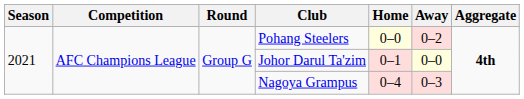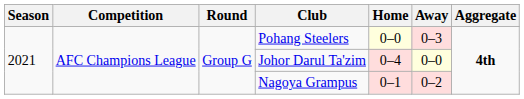(432, 37) 0–2 -> (432, 37) 0–3
(390, 60) 0–1 -> (390, 60) 0–4
(390, 82) 0–4 -> (390, 82) 0–1
(432, 82) 0–3 -> (432, 82) 0–2
